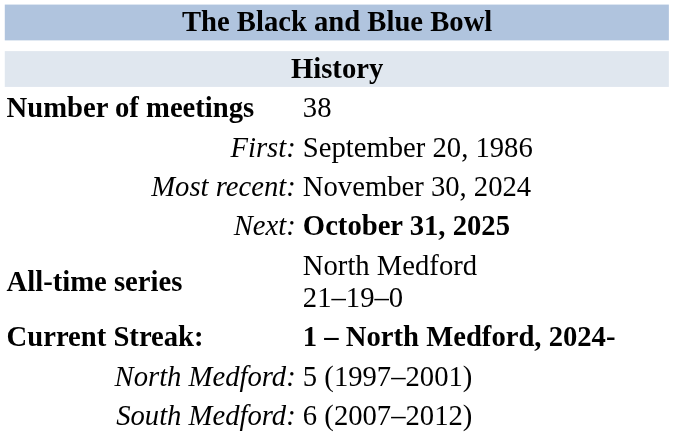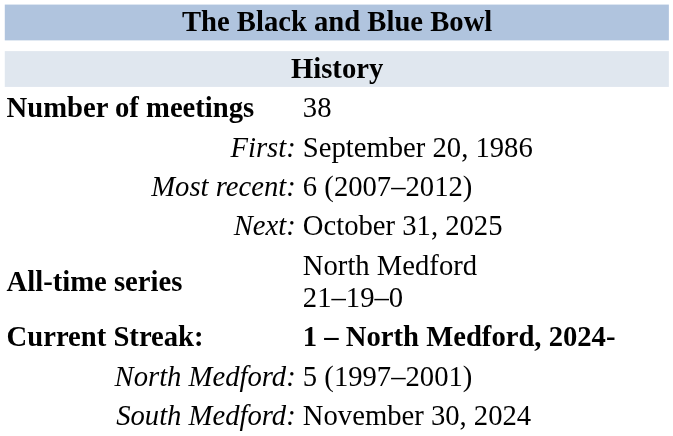(417, 186) November 30, 2024 -> (388, 186) 6 (2007–2012)
(406, 226) bold -> (403, 226) normal
(388, 415) 6 (2007–2012) -> (417, 415) November 30, 2024
